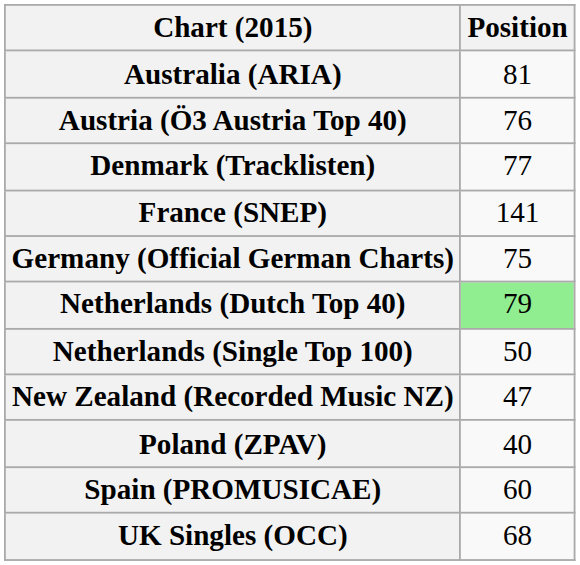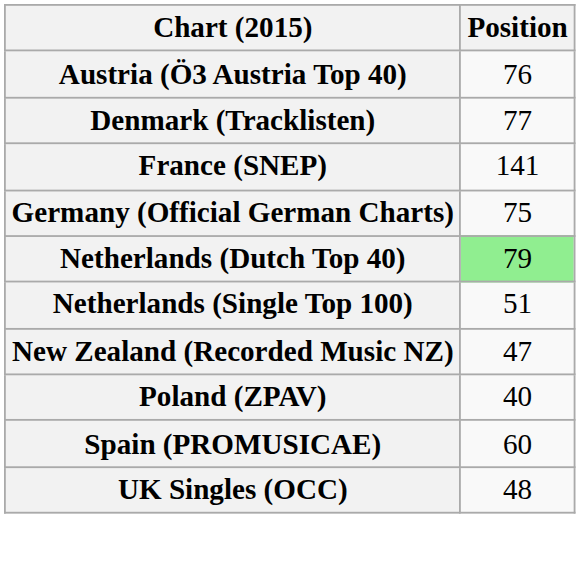- row: (233, 73)
(518, 350) 50 -> (518, 304) 51
(518, 535) 68 -> (518, 489) 48
